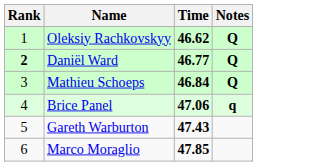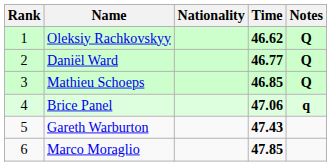+ column: (211, 15)
(24, 60) bold -> (24, 60) normal
(193, 82) 46.84 -> (267, 82) 46.85
